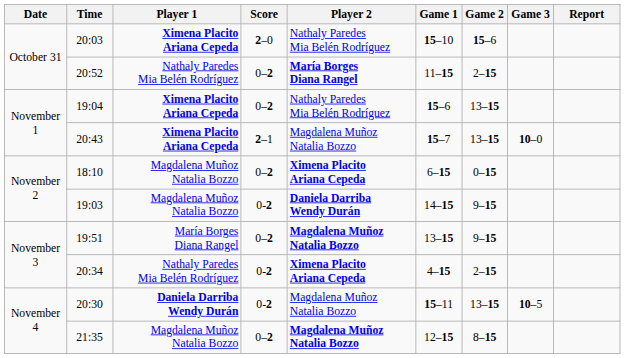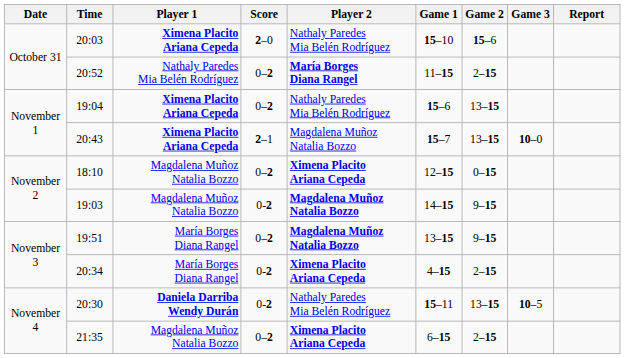(439, 172) 6–15 -> (439, 172) 12–15
(330, 205) Daniela Darriba Wendy Durán -> (337, 205) Magdalena Muñoz Natalia Bozzo
(188, 271) Nathaly Paredes Mia Belén Rodríguez -> (207, 271) María Borges Diana Rangel
(334, 304) Magdalena Muñoz Natalia Bozzo -> (340, 304) Nathaly Paredes Mia Belén Rodríguez
(337, 337) Magdalena Muñoz Natalia Bozzo -> (328, 337) Ximena Placito Ariana Cepeda
(439, 337) 12–15 -> (439, 337) 6–15
(485, 337) 8–15 -> (485, 337) 2–15
